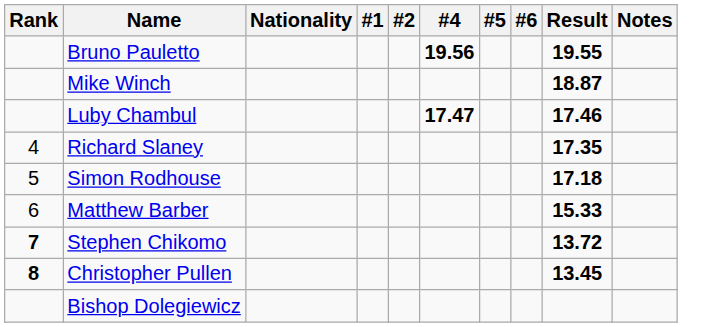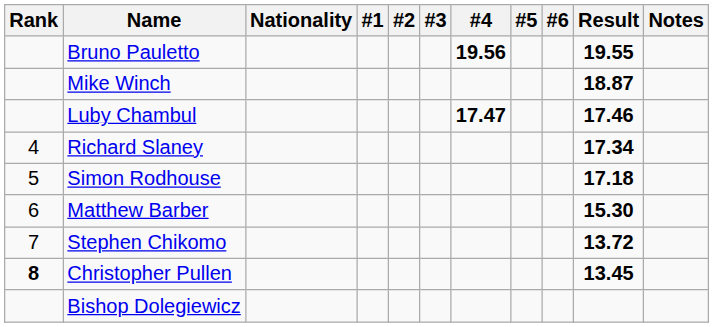+ column: (436, 20)
(577, 147) 17.35 -> (609, 147) 17.34
(577, 210) 15.33 -> (609, 210) 15.30
(34, 242) bold -> (34, 242) normal
